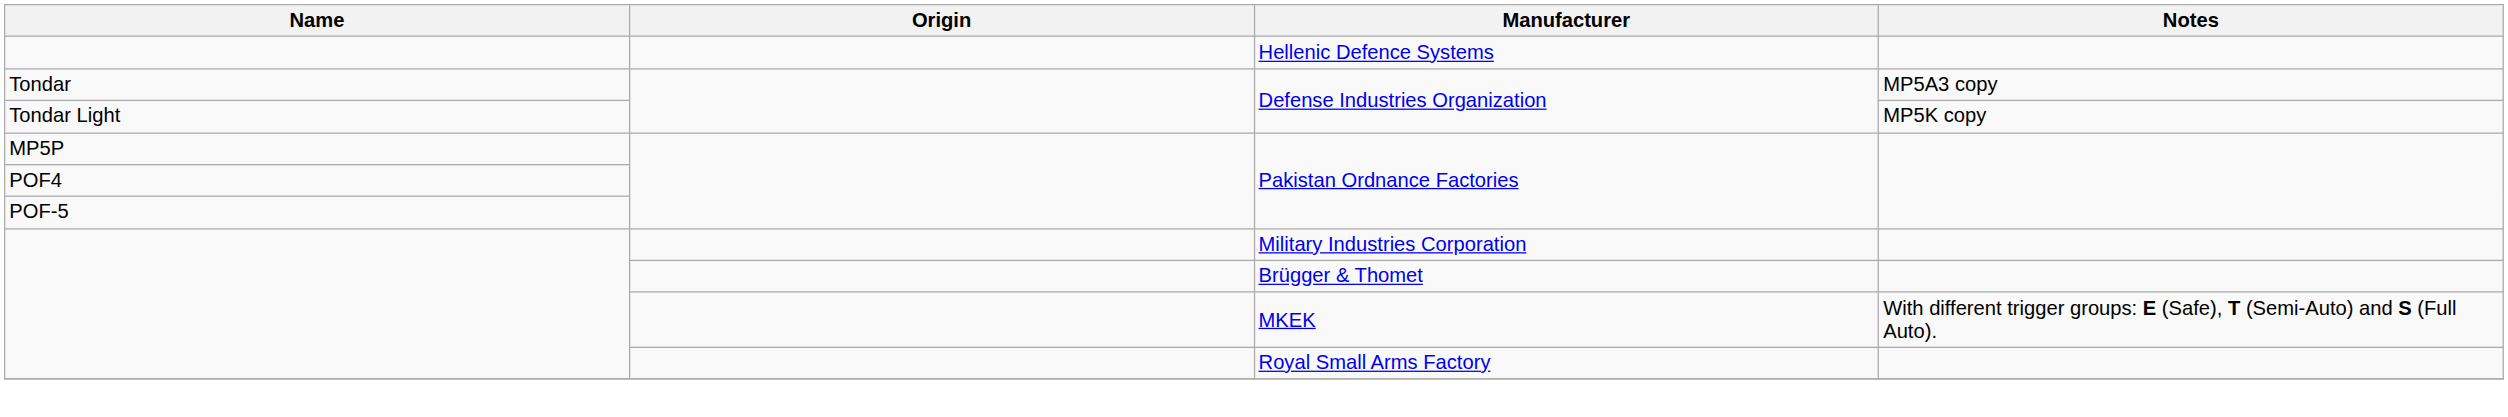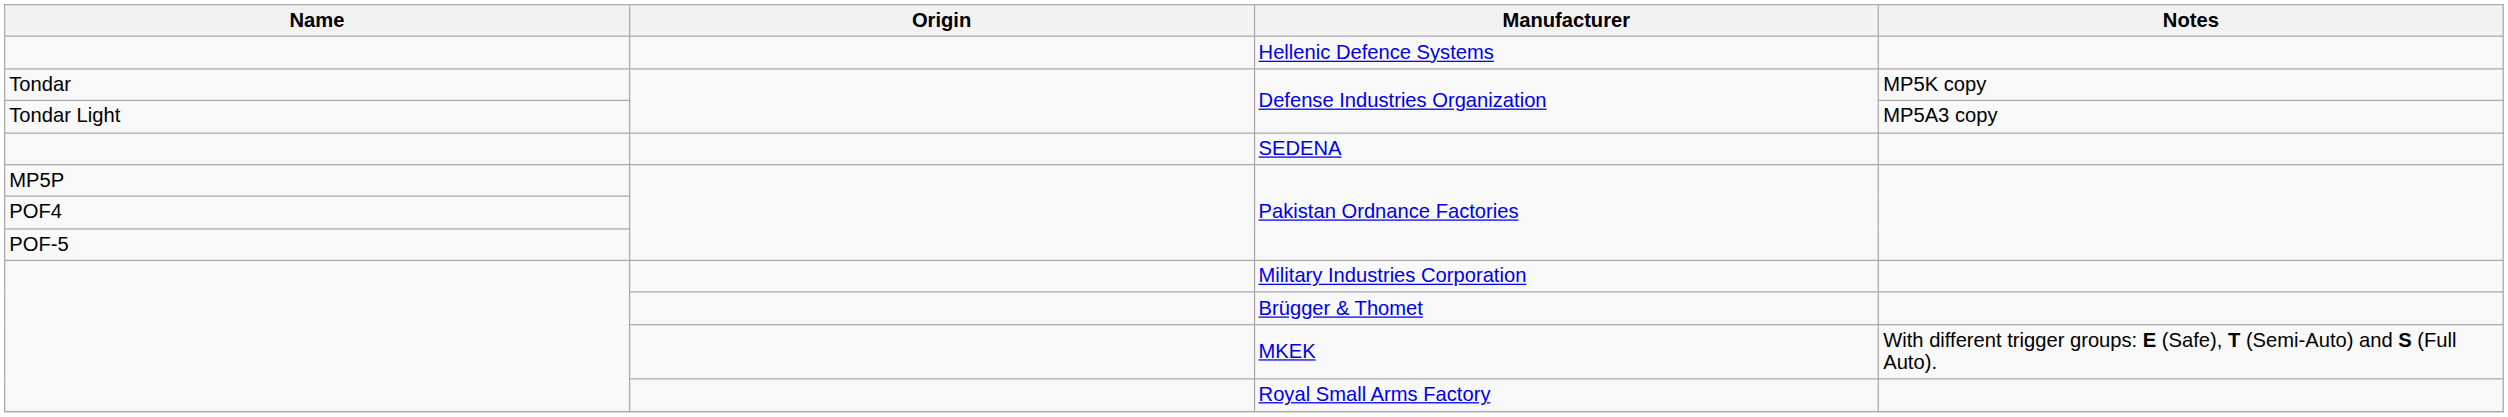(1940, 84) MP5A3 copy -> (1935, 84) MP5K copy
(1935, 116) MP5K copy -> (1940, 116) MP5A3 copy
+ row: (317, 149)
